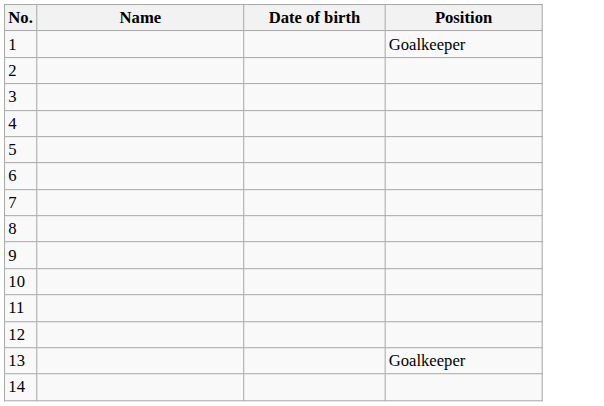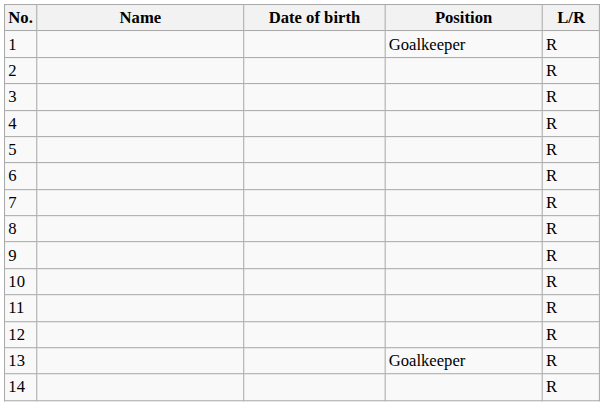+ column: (571, 17)
